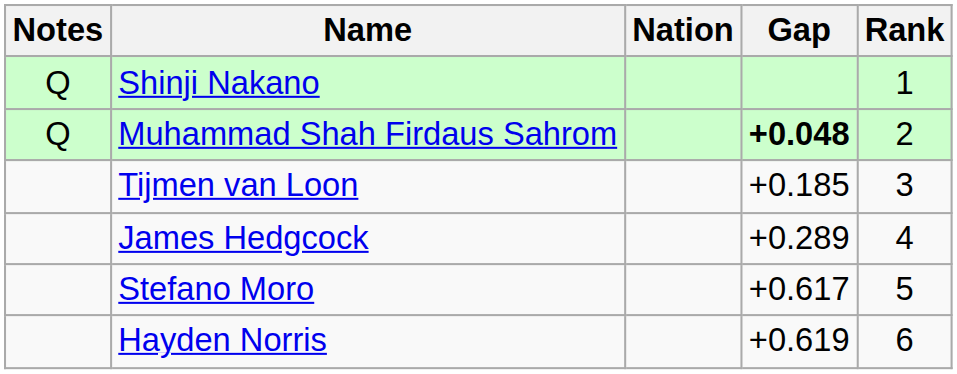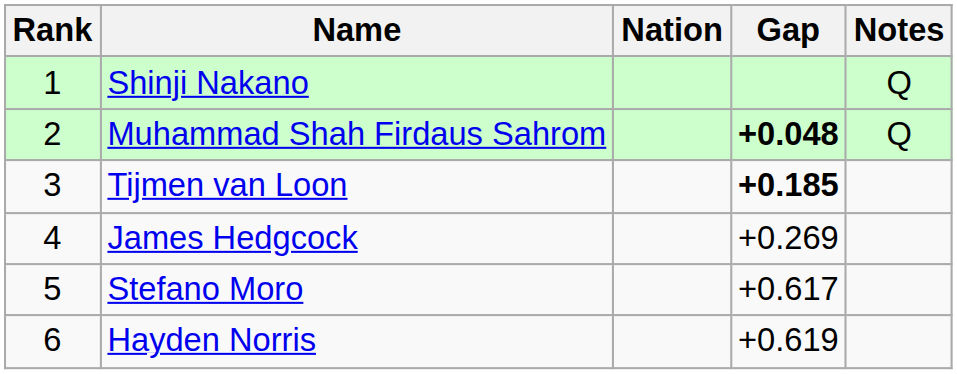columns swapped: (905, 30) <-> (58, 30)
(799, 185) normal -> (788, 185) bold
(799, 237) +0.289 -> (788, 237) +0.269
